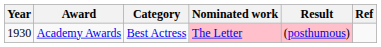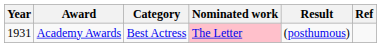(19, 33) 1930 -> (19, 33) 1931
(317, 33) pink background -> (317, 33) no background
